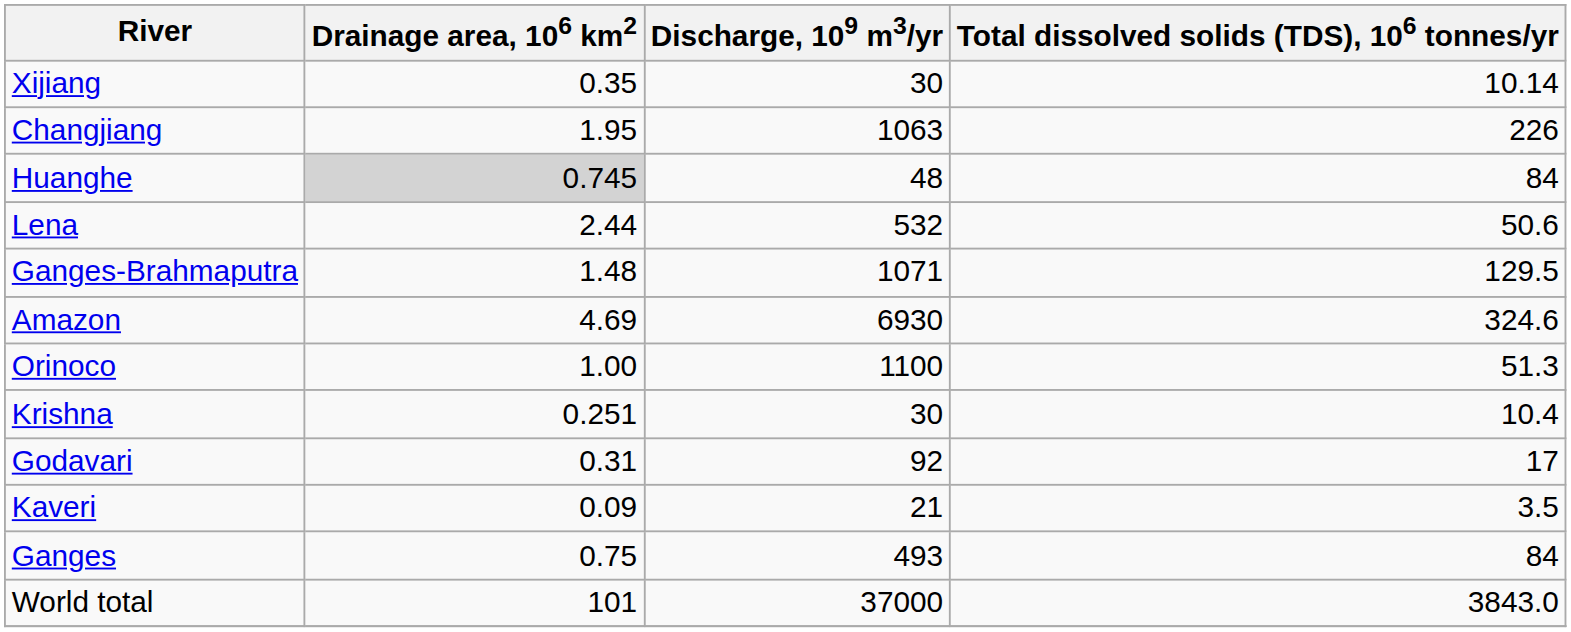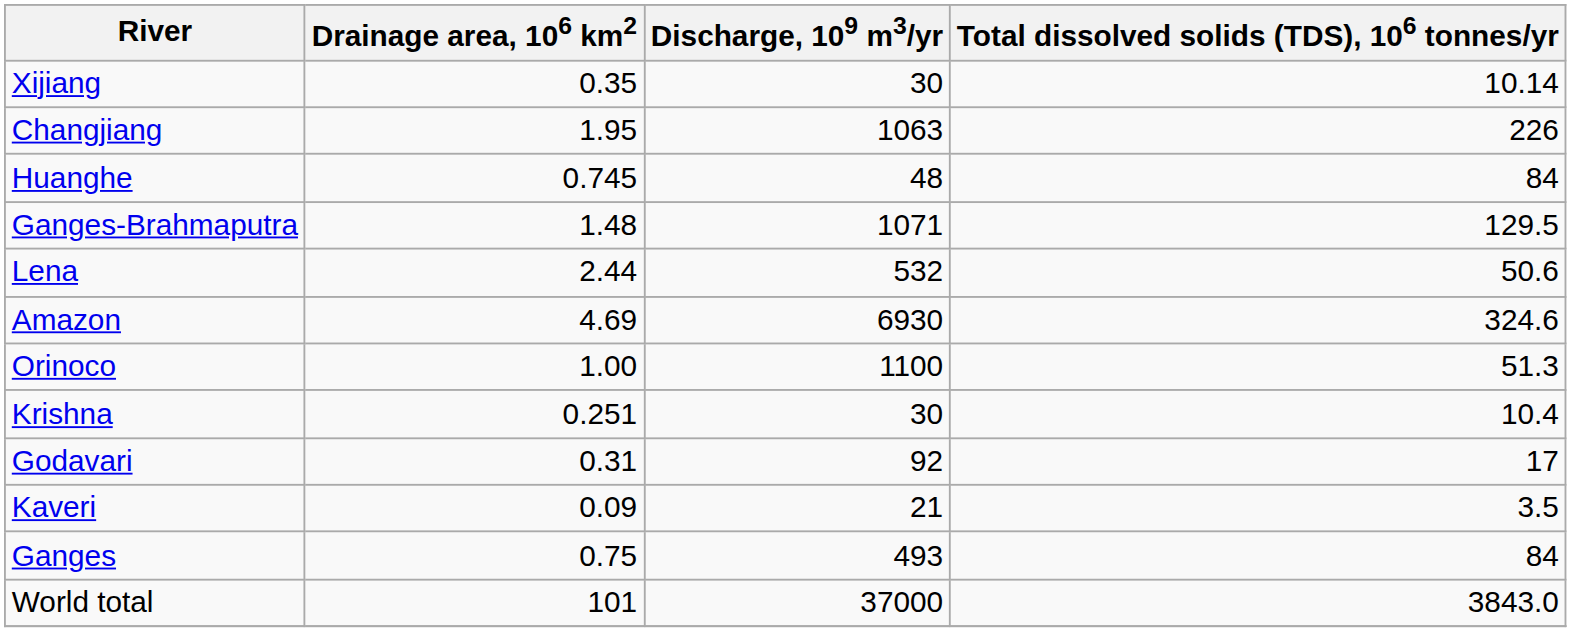(600, 177) lightgrey background -> (600, 177) no background
rows swapped: (155, 272) <-> (45, 224)
